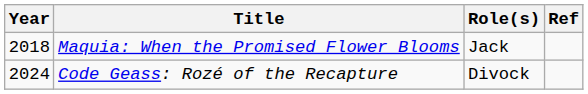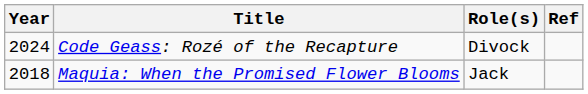rows swapped: (259, 47) <-> (228, 75)
